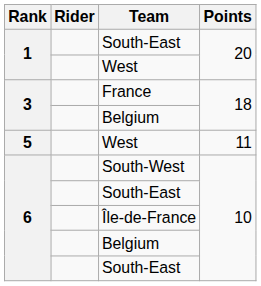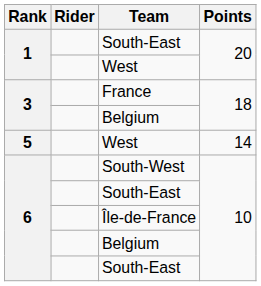(244, 142) 11 -> (243, 142) 14
